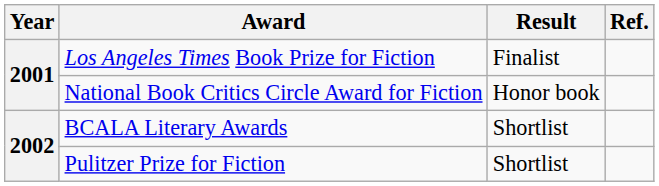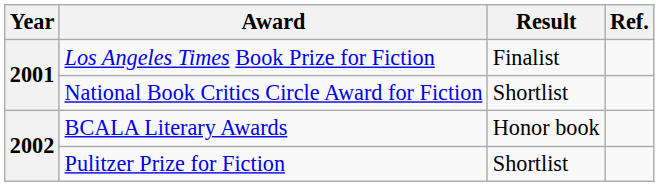(546, 92) Honor book -> (530, 92) Shortlist
(530, 127) Shortlist -> (546, 127) Honor book
